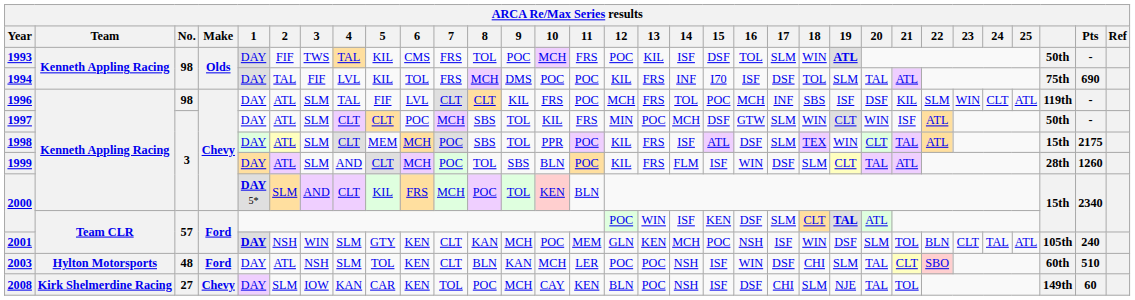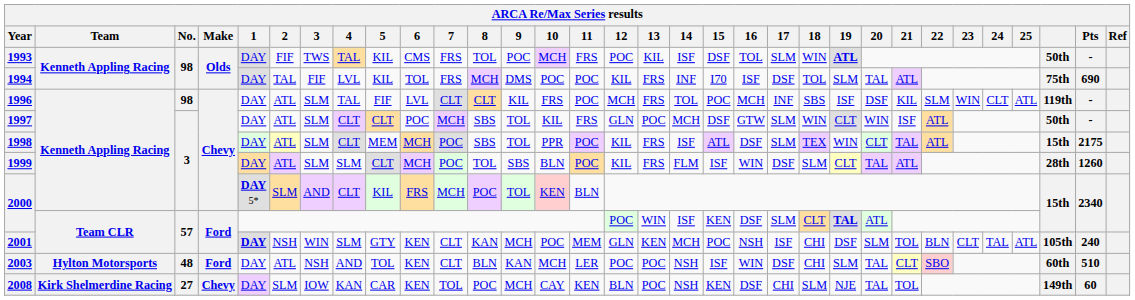(621, 121) MIN -> (621, 121) GLN
(349, 163) AND -> (349, 163) SLM
(814, 242) WIN -> (814, 242) CHI
(349, 263) SLM -> (349, 263) AND
(718, 284) ISF -> (719, 284) KEN
